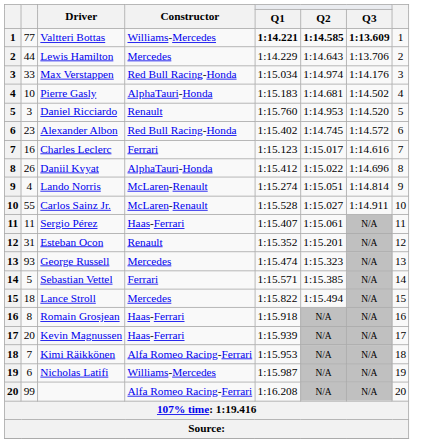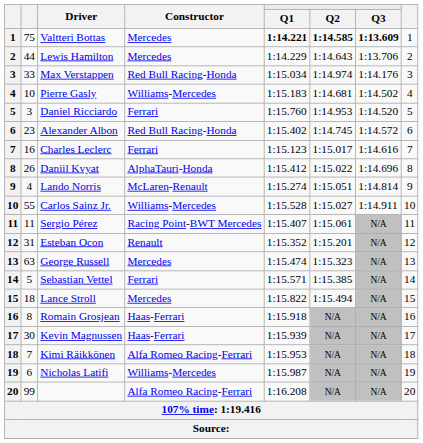(29, 37) 77 -> (29, 37) 75
(172, 37) Williams-Mercedes -> (149, 37) Mercedes
(170, 93) AlphaTauri-Honda -> (172, 93) Williams-Mercedes
(145, 111) Renault -> (143, 111) Ferrari
(168, 204) McLaren-Renault -> (172, 204) Williams-Mercedes
(156, 223) Haas-Ferrari -> (194, 223) Racing Point-BWT Mercedes
(29, 260) 93 -> (29, 260) 63
(29, 335) 20 -> (29, 335) 30
